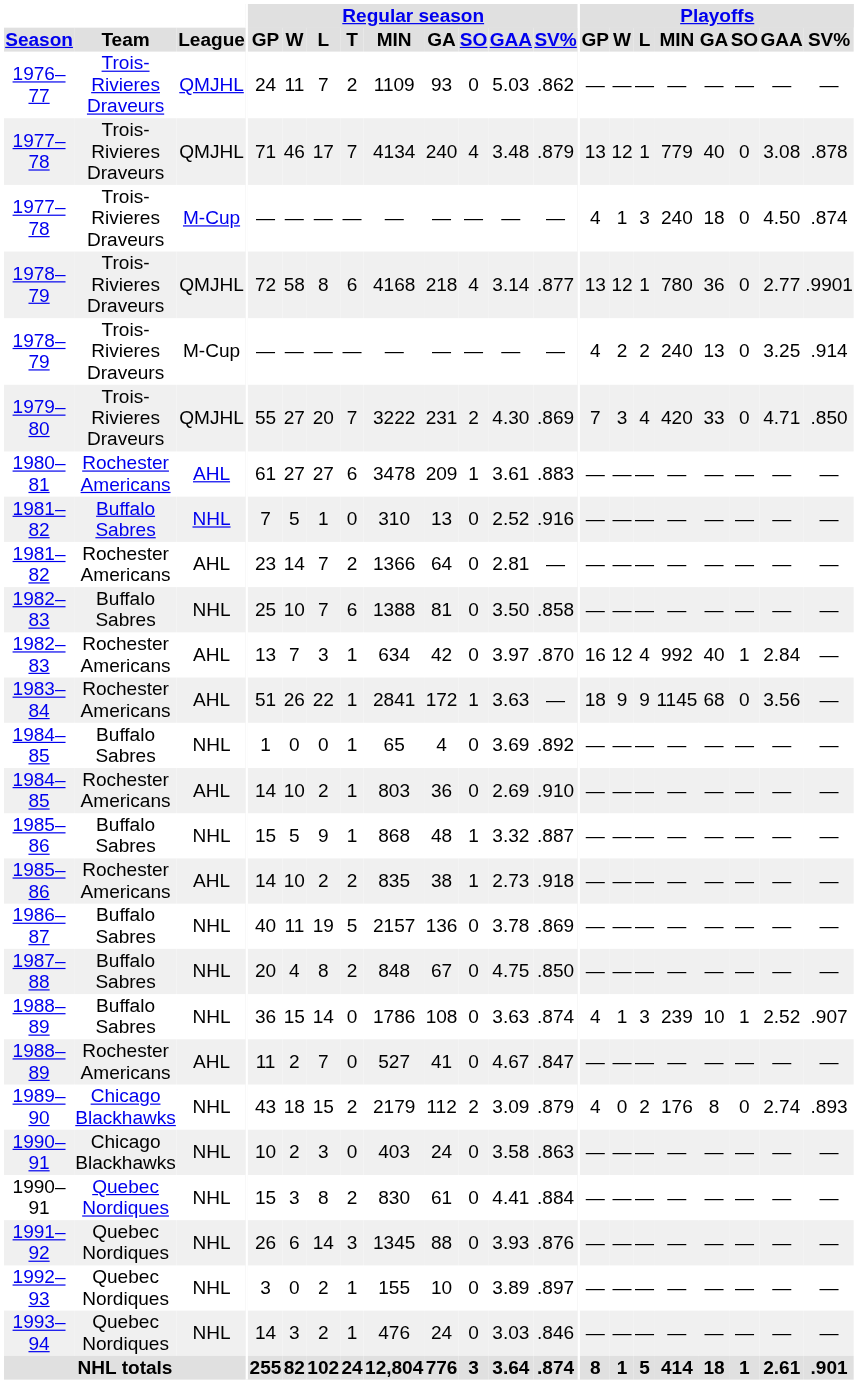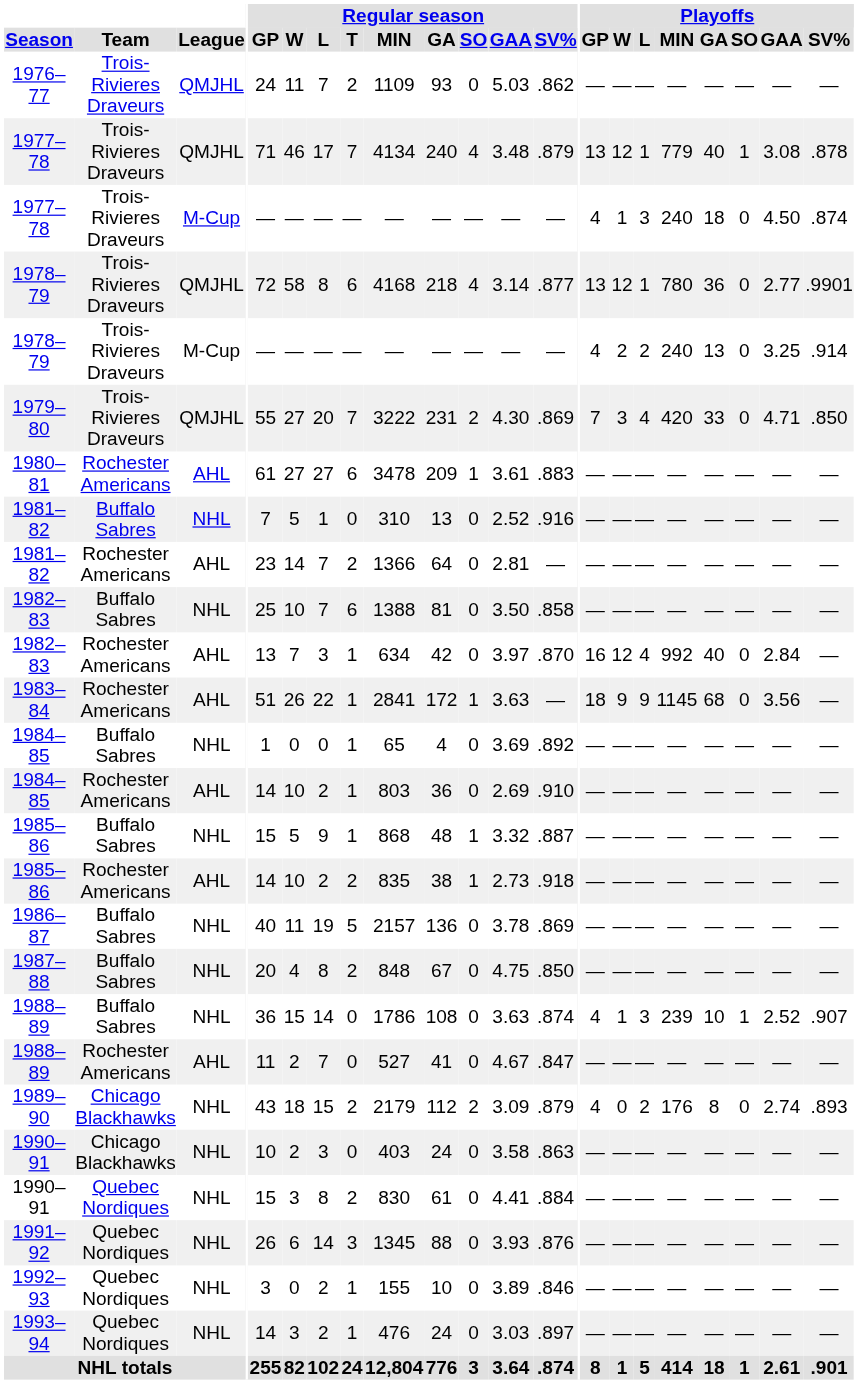(744, 151) 0 -> (744, 151) 1
(744, 654) 1 -> (744, 654) 0
(556, 1287) .897 -> (556, 1287) .846
(556, 1333) .846 -> (556, 1333) .897
